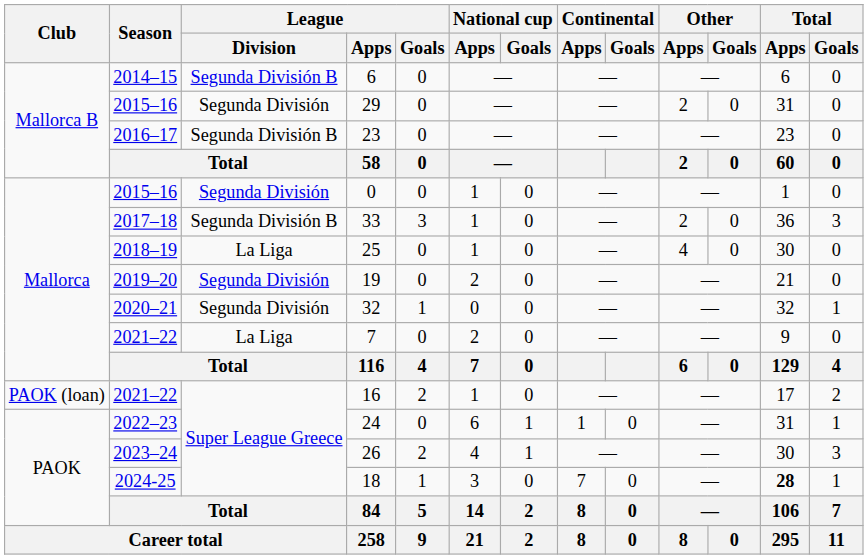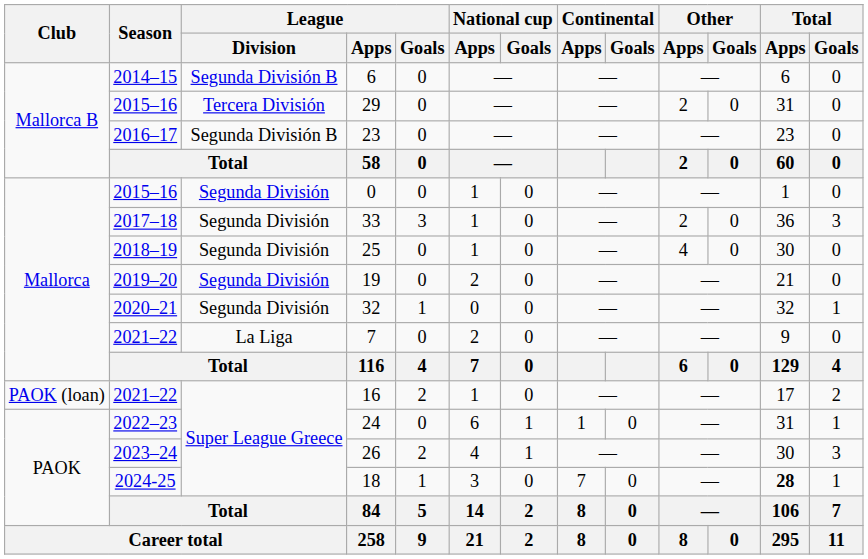(264, 105) Segunda División -> (264, 105) Tercera División
(264, 221) Segunda División B -> (264, 221) Segunda División
(264, 250) La Liga -> (264, 250) Segunda División
